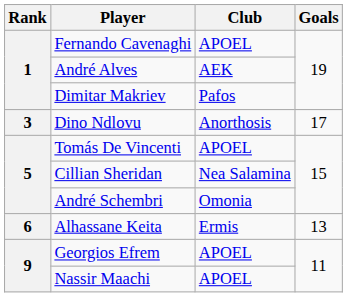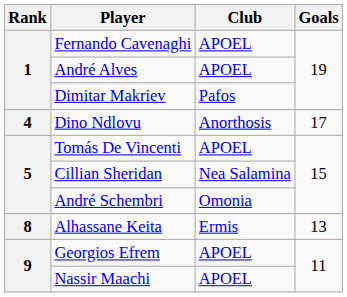(216, 69) AEK -> (225, 69) APOEL
(28, 122) 3 -> (28, 122) 4
(28, 226) 6 -> (28, 226) 8
